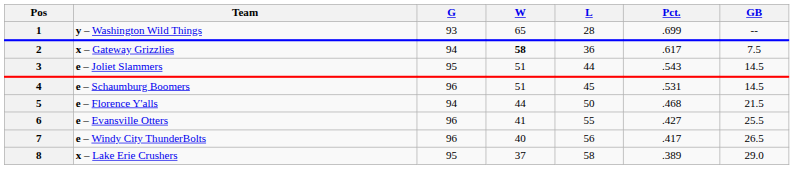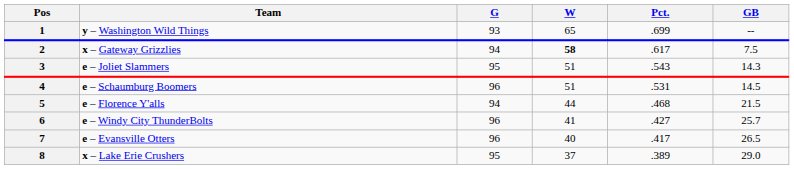- column: (589, 13)
(754, 67) 14.5 -> (751, 67) 14.3
(122, 121) e – Evansville Otters -> (147, 121) e – Windy City ThunderBolts
(754, 121) 25.5 -> (751, 121) 25.7
(141, 138) e – Windy City ThunderBolts -> (128, 138) e – Evansville Otters
